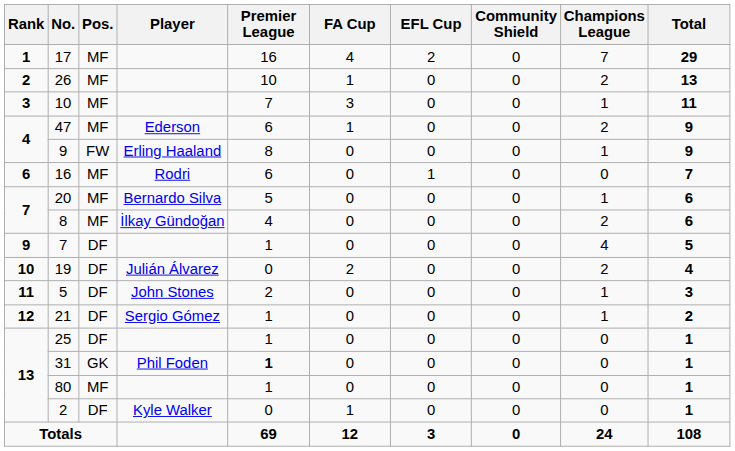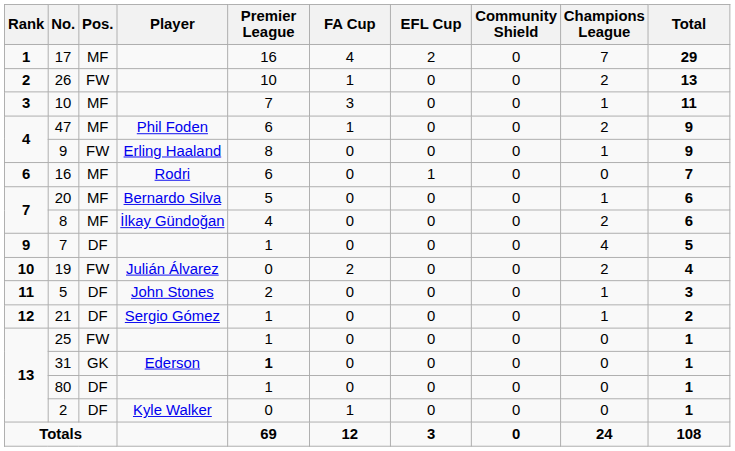(98, 80) MF -> (98, 80) FW
(172, 127) Ederson -> (172, 127) Phil Foden
(98, 269) DF -> (98, 269) FW
(98, 339) DF -> (98, 339) FW
(172, 363) Phil Foden -> (172, 363) Ederson
(98, 387) MF -> (98, 387) DF
